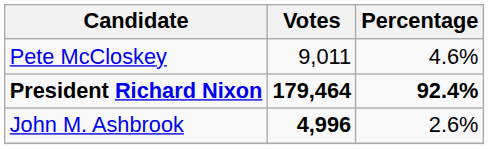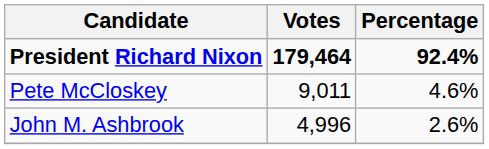rows swapped: (136, 90) <-> (88, 56)
(324, 125) bold -> (324, 125) normal
